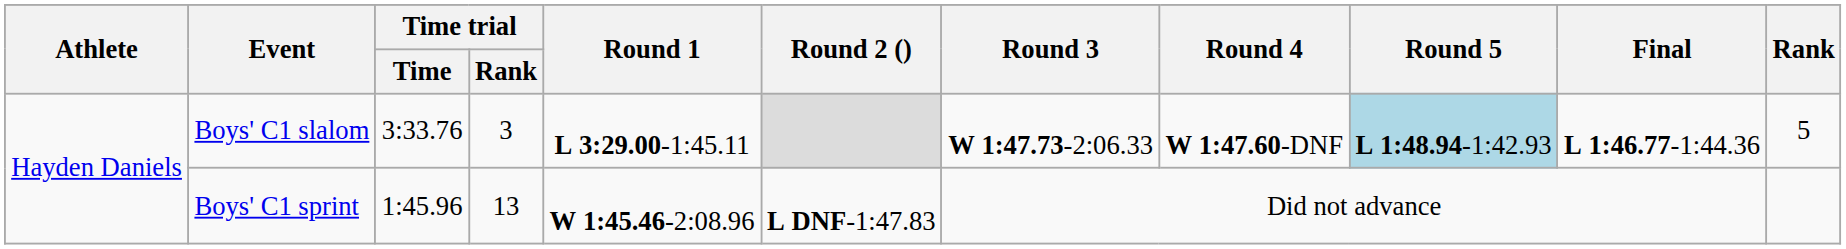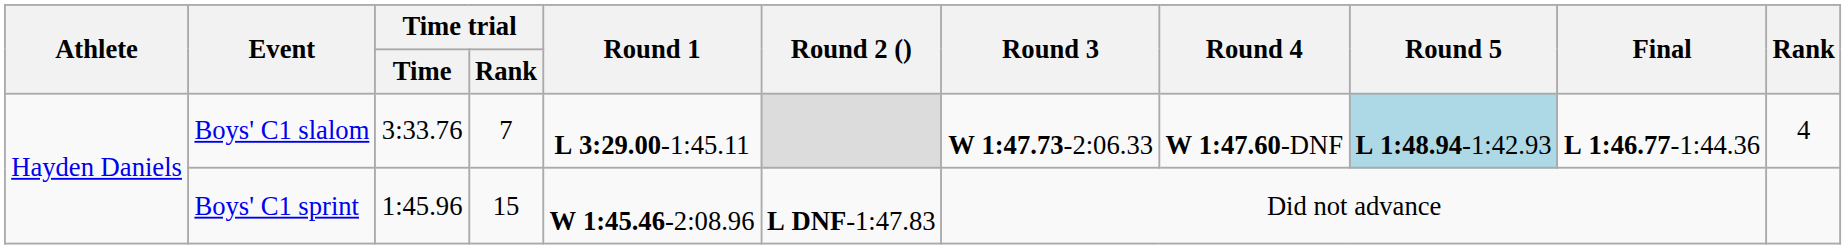(506, 130) 3 -> (506, 130) 7
(1804, 130) 5 -> (1804, 130) 4
(506, 205) 13 -> (506, 205) 15
